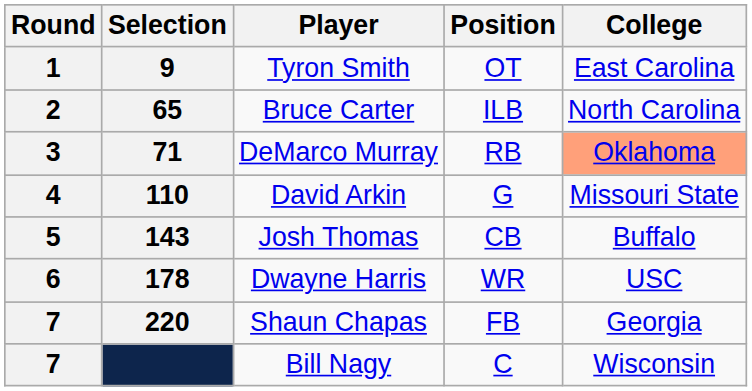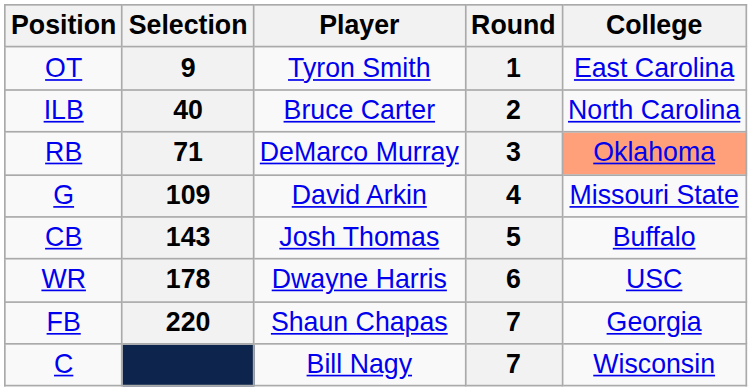columns swapped: (53, 25) <-> (503, 25)
(167, 110) 65 -> (188, 110) 40
(167, 195) 110 -> (188, 195) 109
